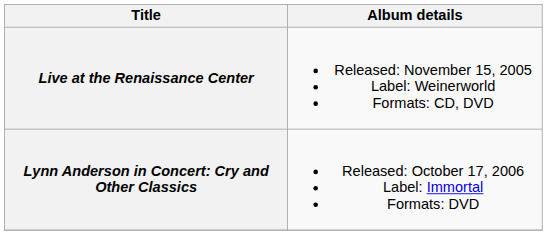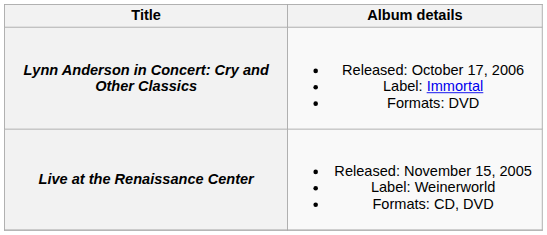rows swapped: (146, 78) <-> (146, 179)
